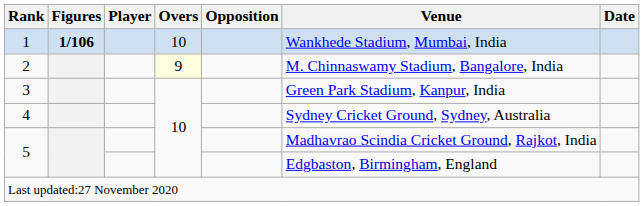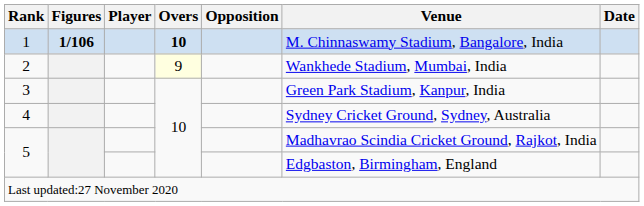(178, 41) normal -> (178, 41) bold
(396, 41) Wankhede Stadium, Mumbai, India -> (424, 41) M. Chinnaswamy Stadium, Bangalore, India
(424, 66) M. Chinnaswamy Stadium, Bangalore, India -> (396, 66) Wankhede Stadium, Mumbai, India
